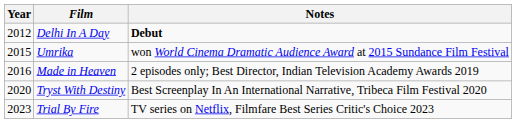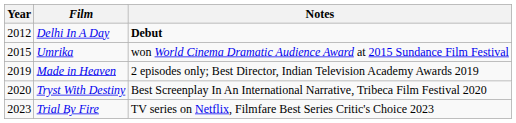(19, 71) 2016 -> (19, 71) 2019
